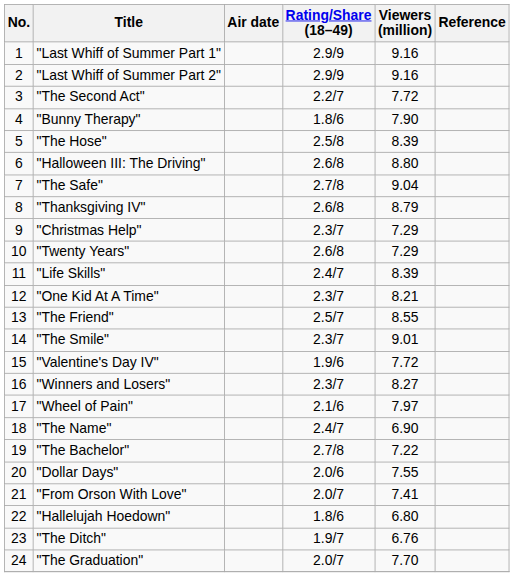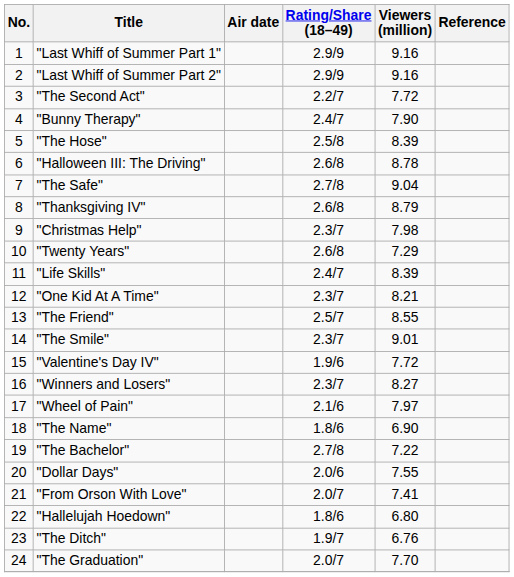(329, 119) 1.8/6 -> (329, 119) 2.4/7
(405, 163) 8.80 -> (405, 163) 8.78
(405, 229) 7.29 -> (405, 229) 7.98
(329, 428) 2.4/7 -> (329, 428) 1.8/6
